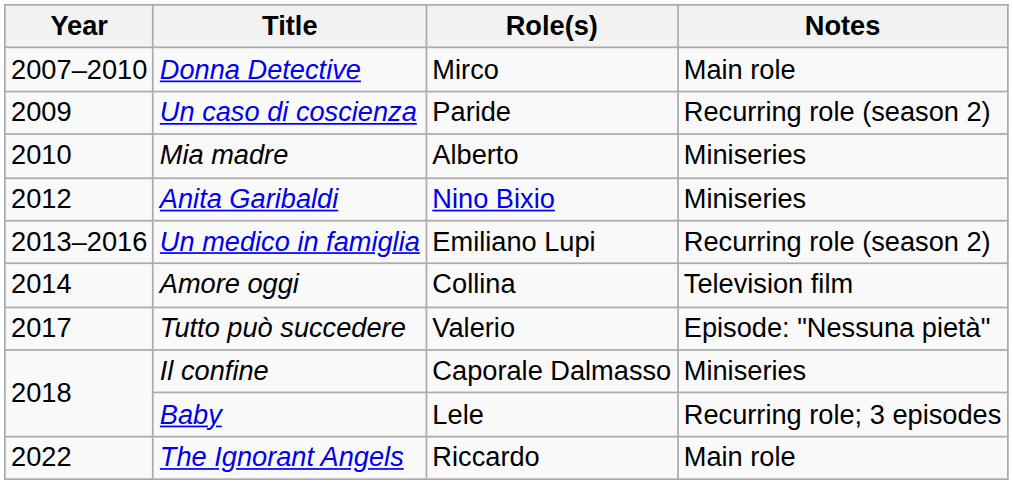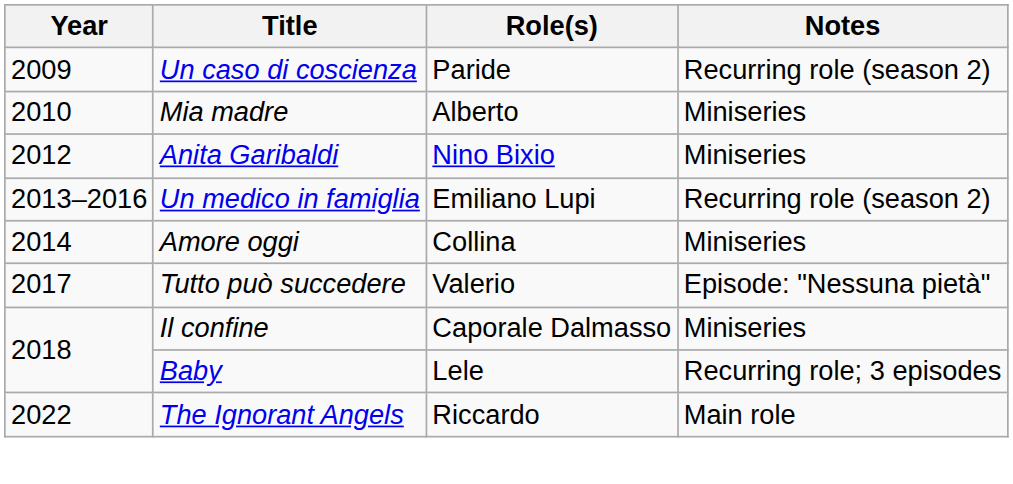- row: (260, 69)
(768, 284) Television film -> (745, 241) Miniseries
